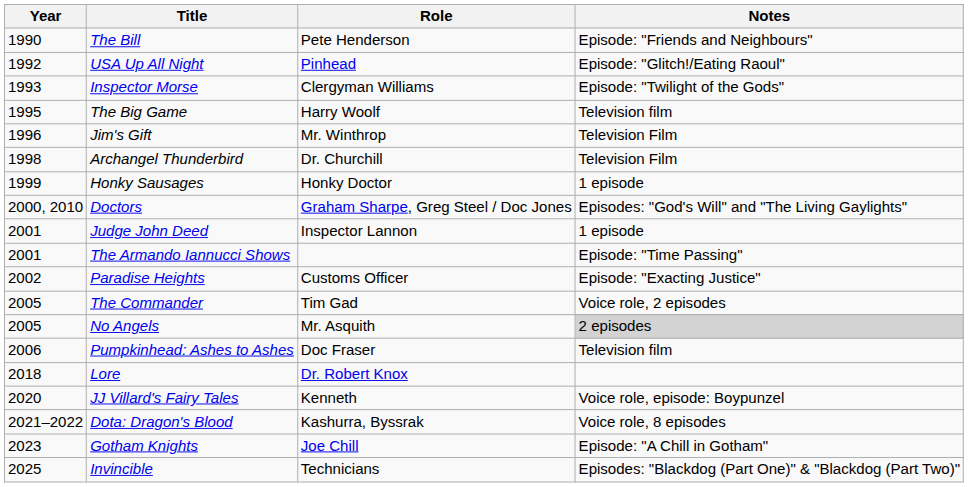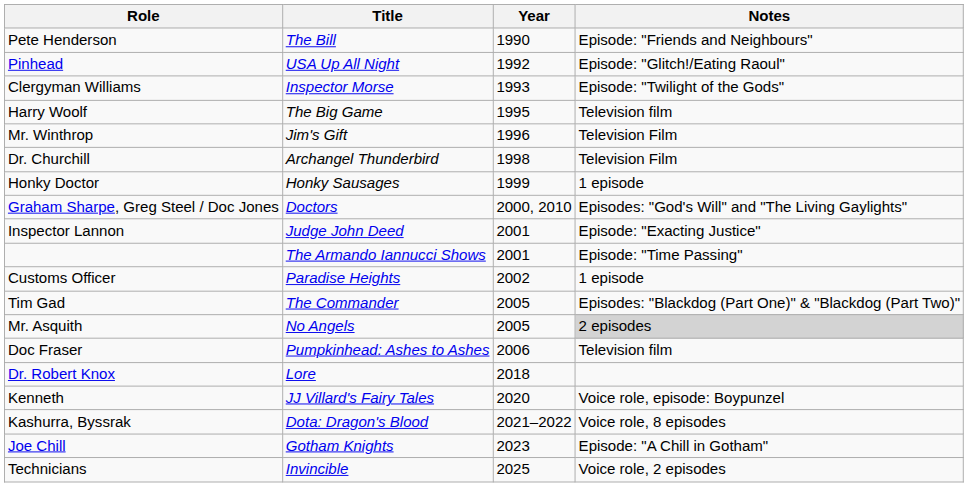columns swapped: (46, 16) <-> (436, 16)
(611, 231) 1 episode -> (670, 231) Episode: "Exacting Justice"
(670, 278) Episode: "Exacting Justice" -> (611, 278) 1 episode
(652, 302) Voice role, 2 episodes -> (769, 302) Episodes: "Blackdog (Part One)" & "Blackdog (Part Two)"
(769, 469) Episodes: "Blackdog (Part One)" & "Blackdog (Part Two)" -> (652, 469) Voice role, 2 episodes
